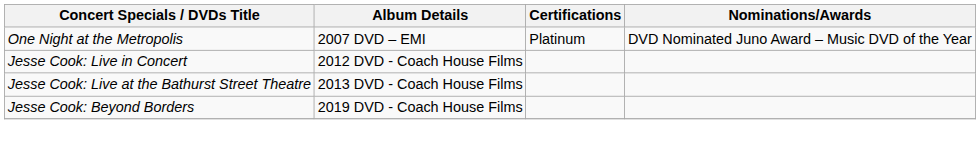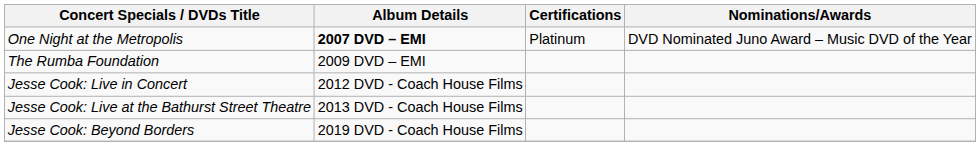(372, 38) normal -> (372, 38) bold
+ row: (83, 61)
